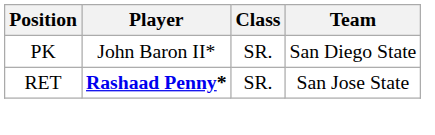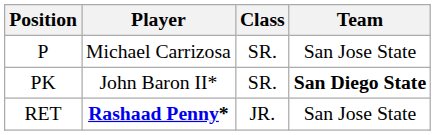+ row: (43, 51)
(353, 51) normal -> (360, 82) bold
(258, 82) SR. -> (262, 113) JR.
